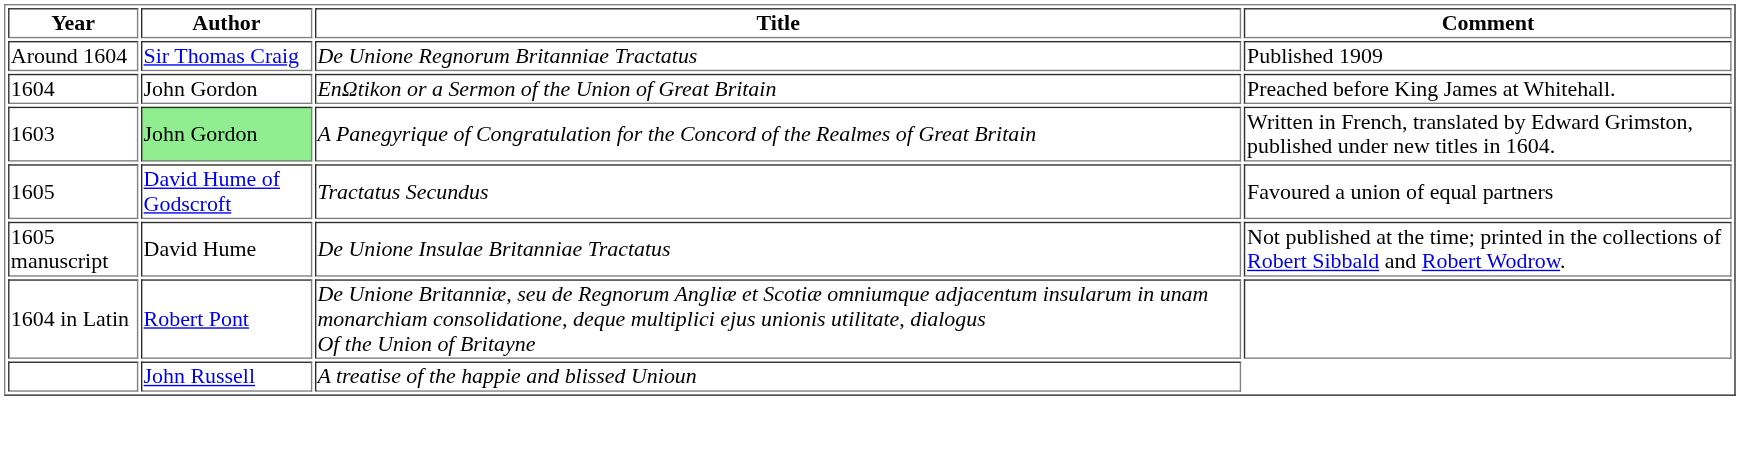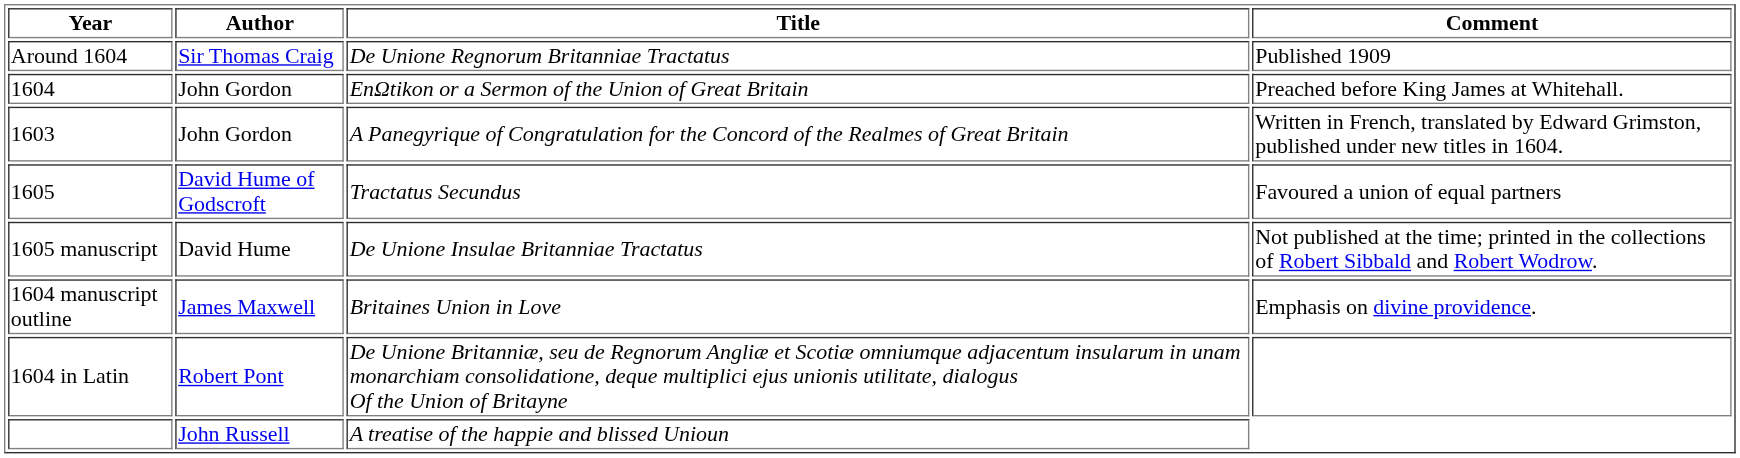(201, 133) lightgreen background -> (235, 133) no background
+ row: (84, 306)
